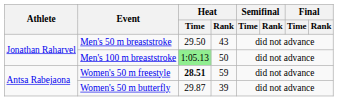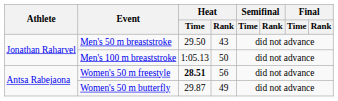(195, 58) lightgreen background -> (195, 58) no background
(224, 73) 59 -> (224, 73) 56
(224, 88) 39 -> (224, 88) 49
